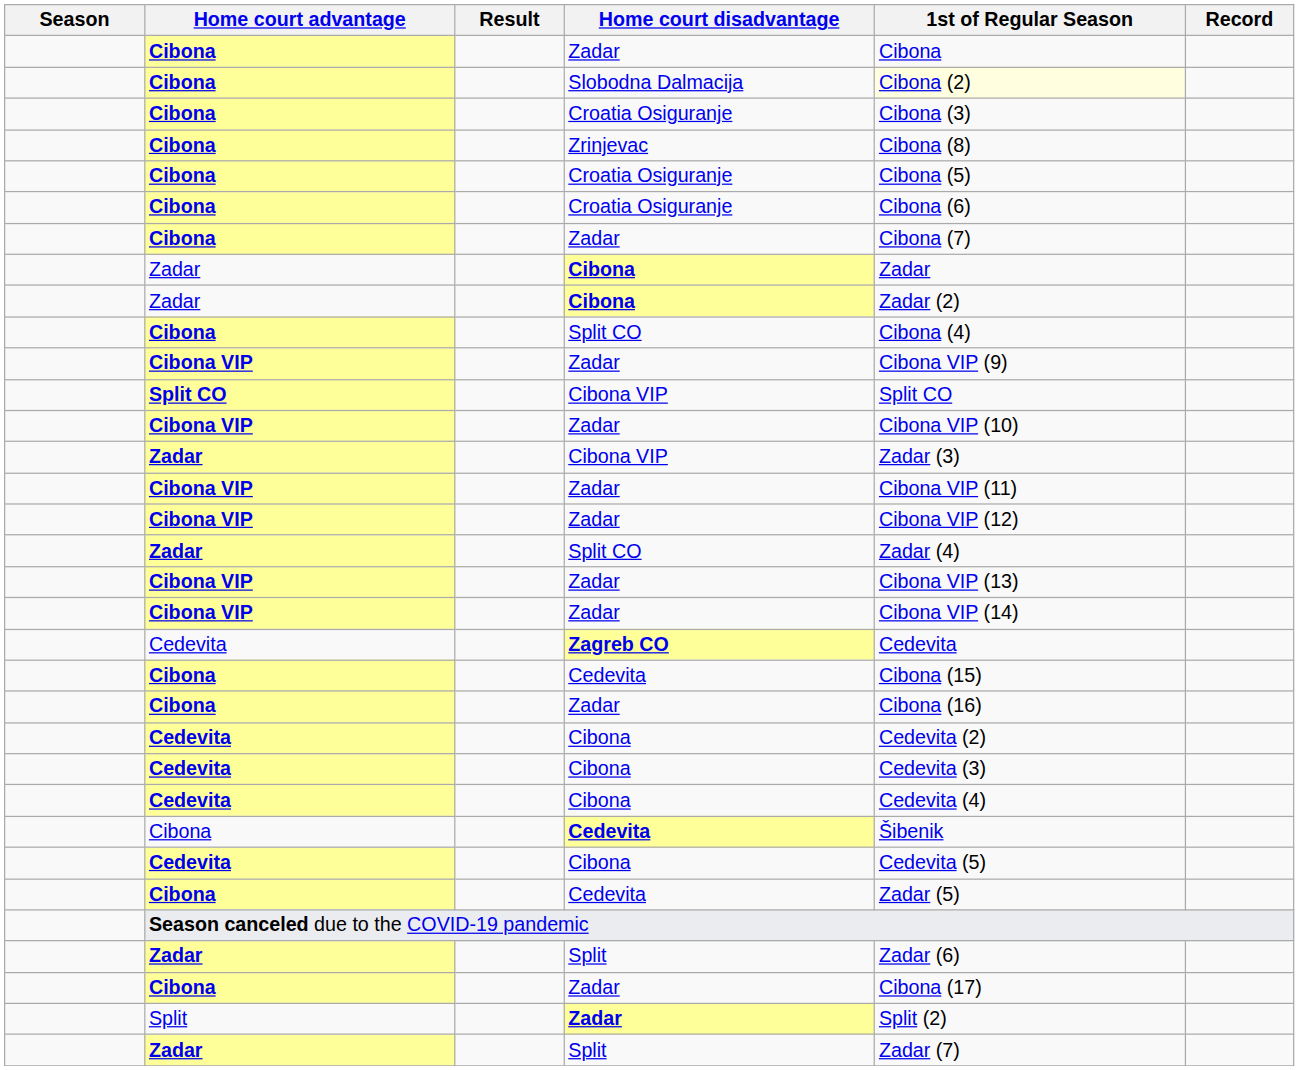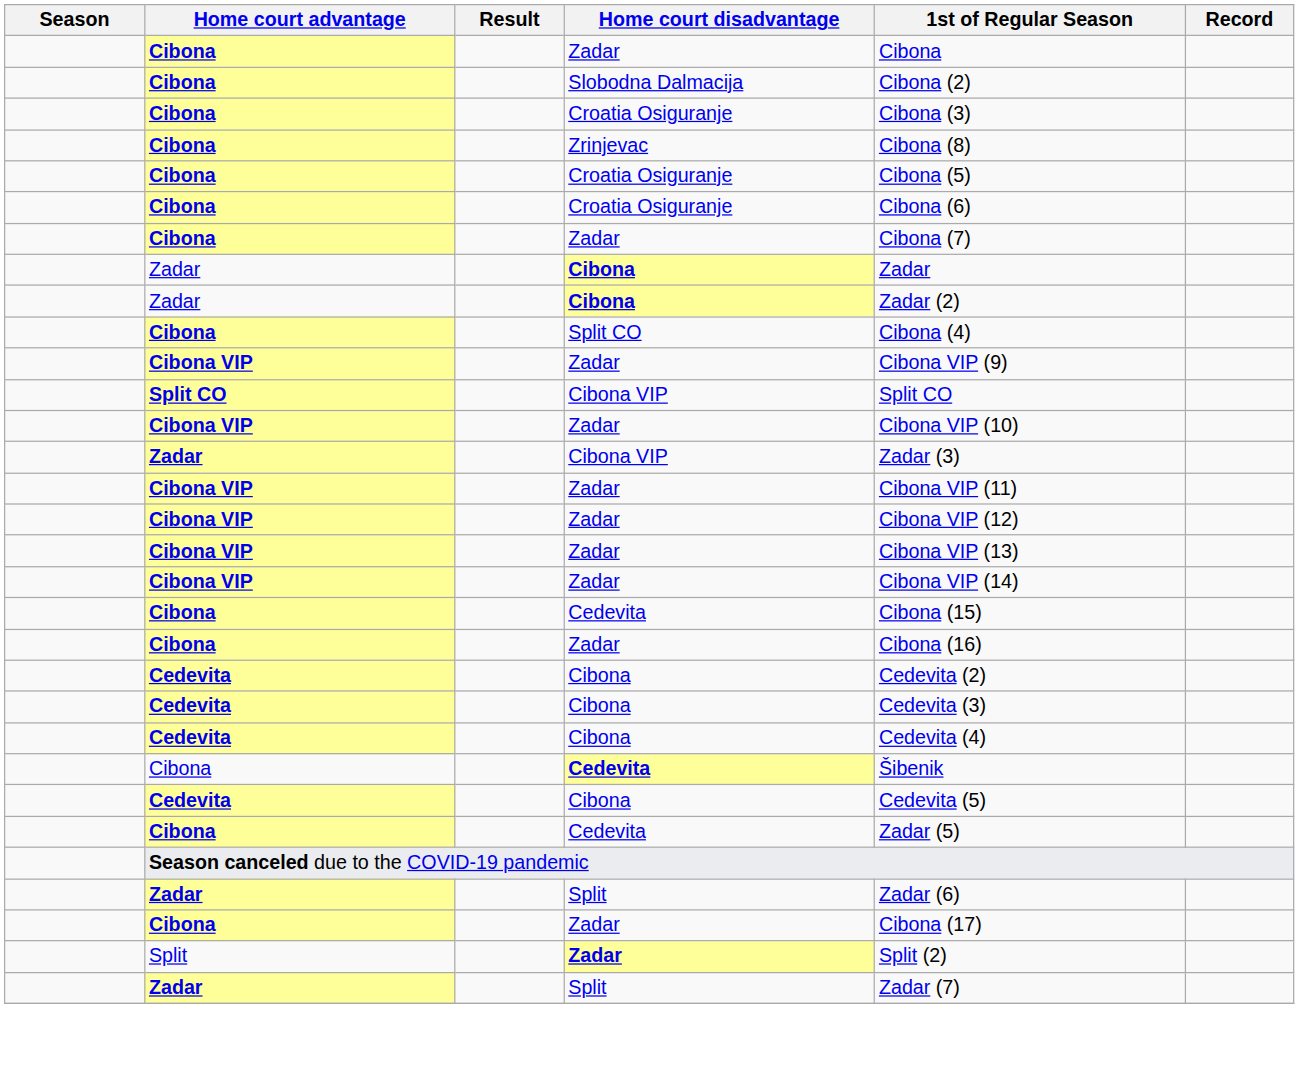(925, 82) lightyellow background -> (925, 82) no background
- row: (176, 550)
- row: (188, 644)
